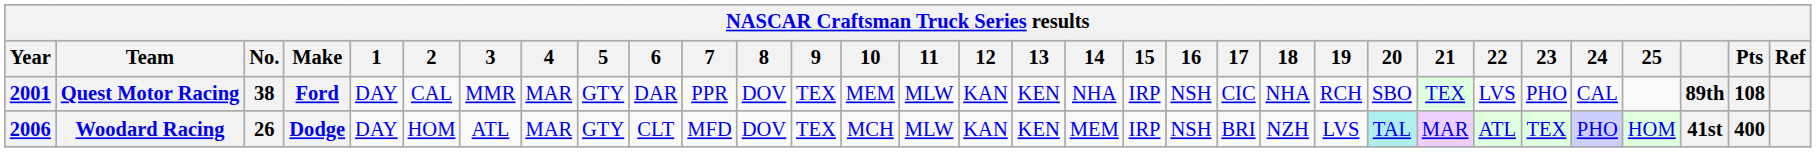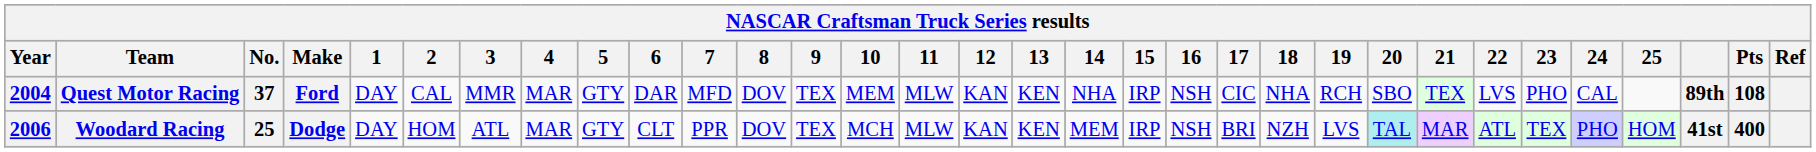(30, 93) 2001 -> (30, 93) 2004
(264, 93) 38 -> (264, 93) 37
(710, 93) PPR -> (710, 93) MFD
(264, 128) 26 -> (264, 128) 25
(710, 128) MFD -> (710, 128) PPR
